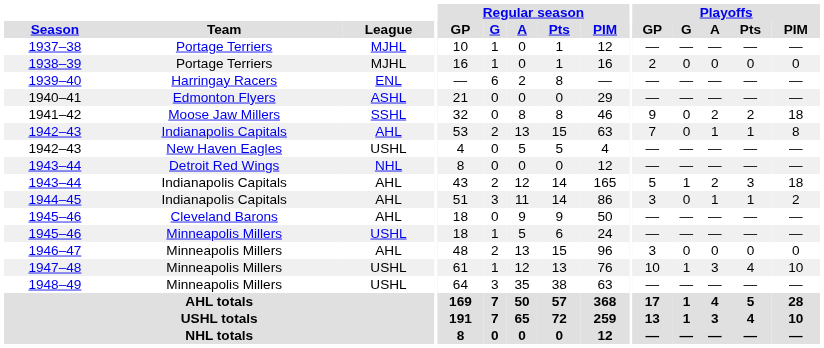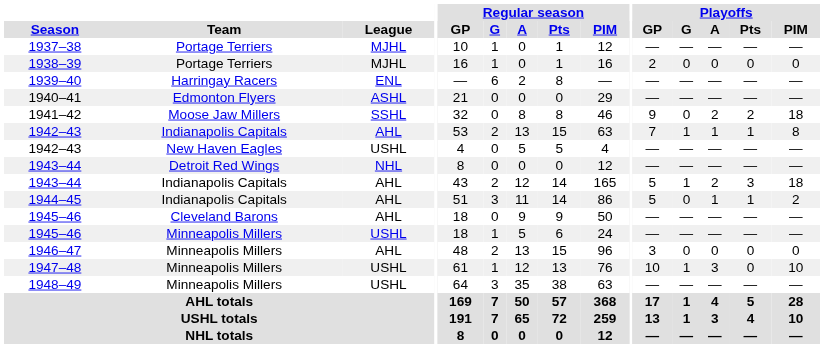(686, 131) 0 -> (686, 131) 1
(652, 199) 3 -> (652, 199) 5
(750, 267) 4 -> (750, 267) 0
